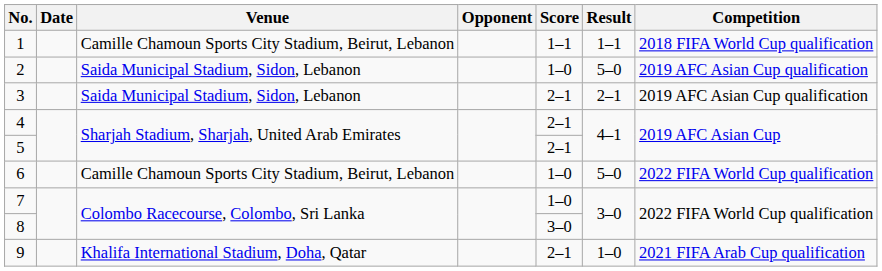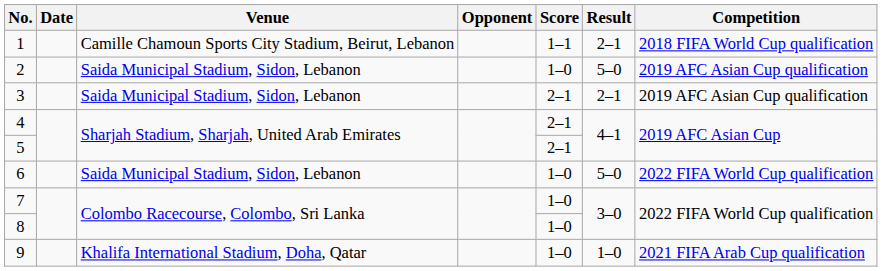(609, 43) 1–1 -> (609, 43) 2–1
(267, 174) Camille Chamoun Sports City Stadium, Beirut, Lebanon -> (221, 174) Saida Municipal Stadium, Sidon, Lebanon
(559, 226) 3–0 -> (559, 226) 1–0
(559, 252) 2–1 -> (559, 252) 1–0
